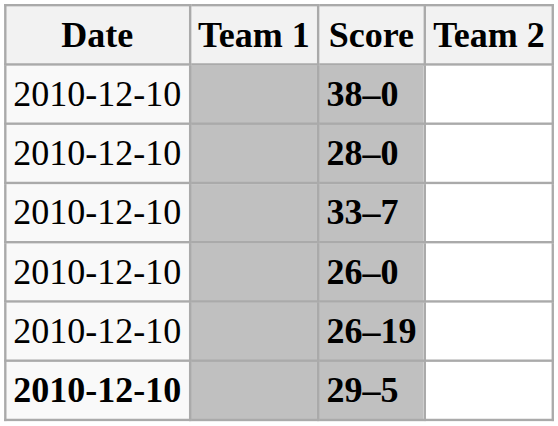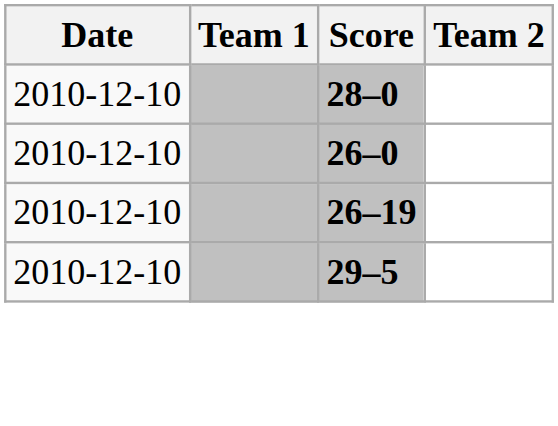- row: (362, 93)
- row: (362, 212)
(97, 390) bold -> (97, 271) normal
